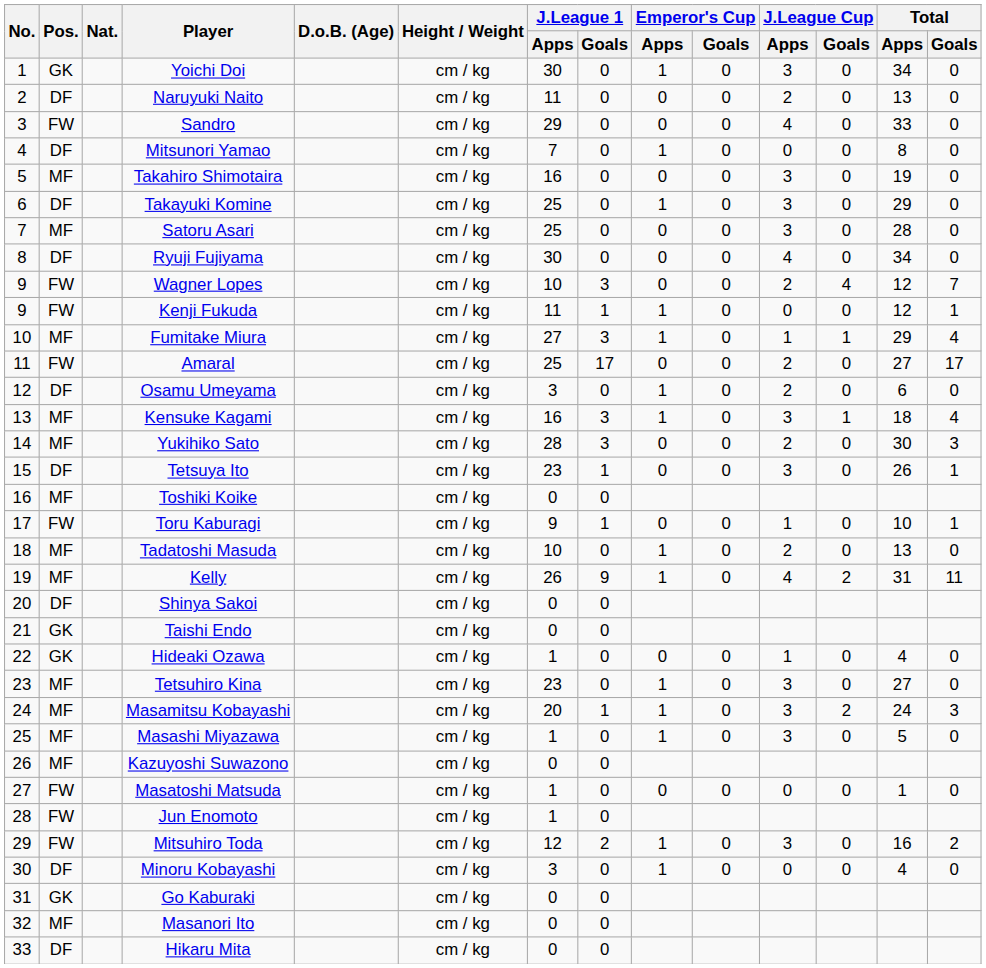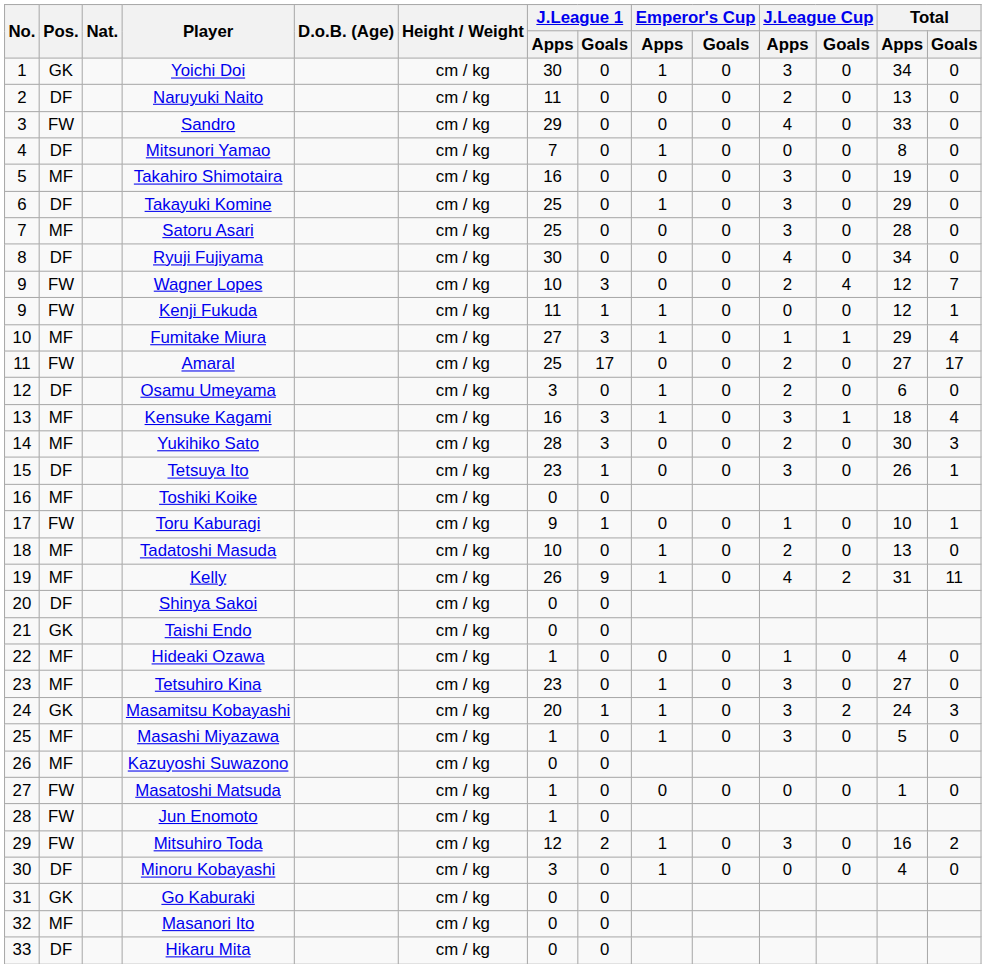(61, 657) GK -> (61, 657) MF
(61, 710) MF -> (61, 710) GK
